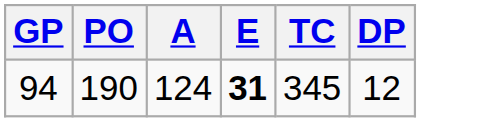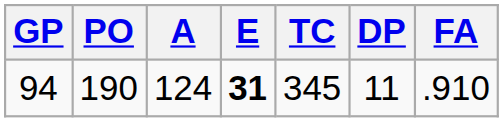+ column: (456, 32)
(382, 87) 12 -> (382, 87) 11
